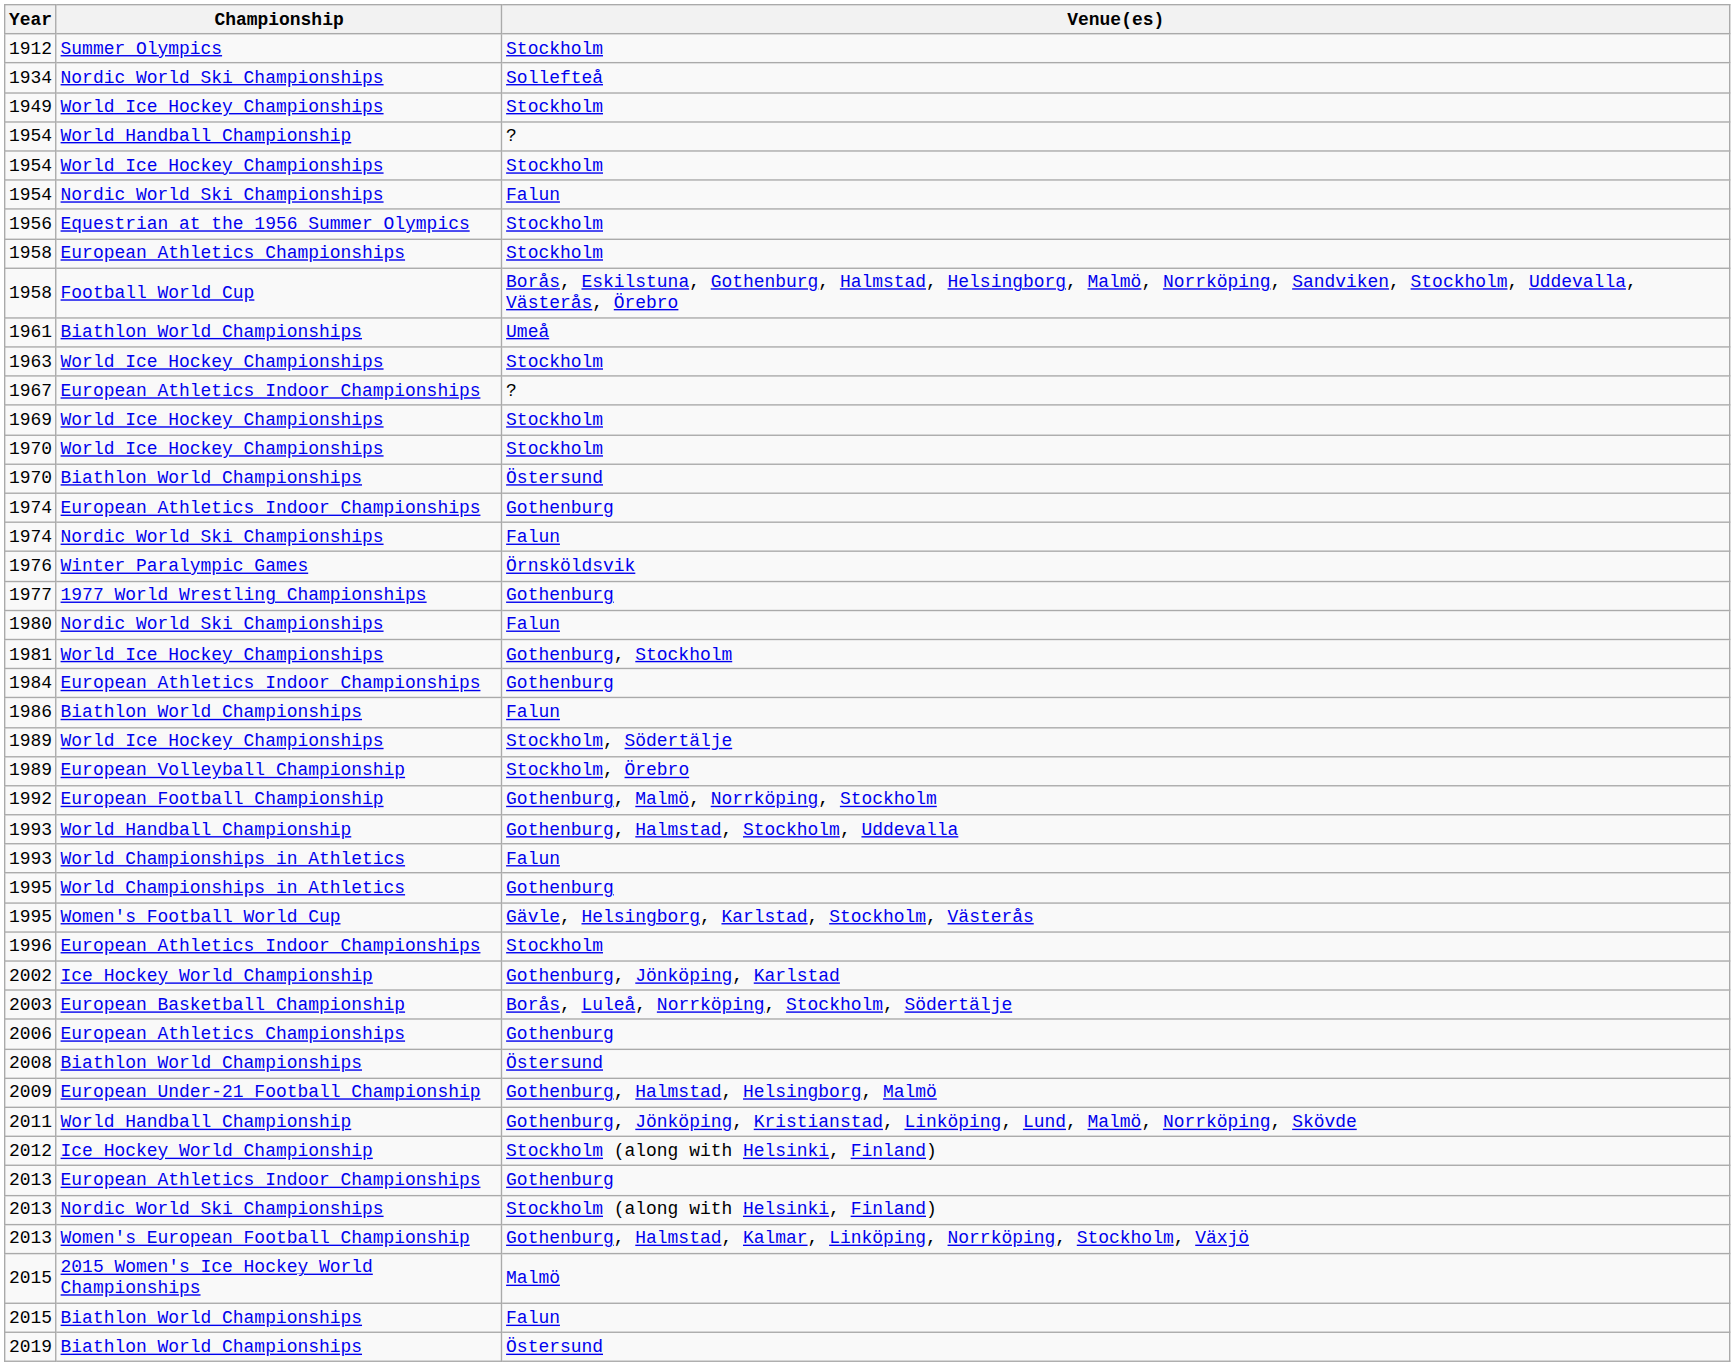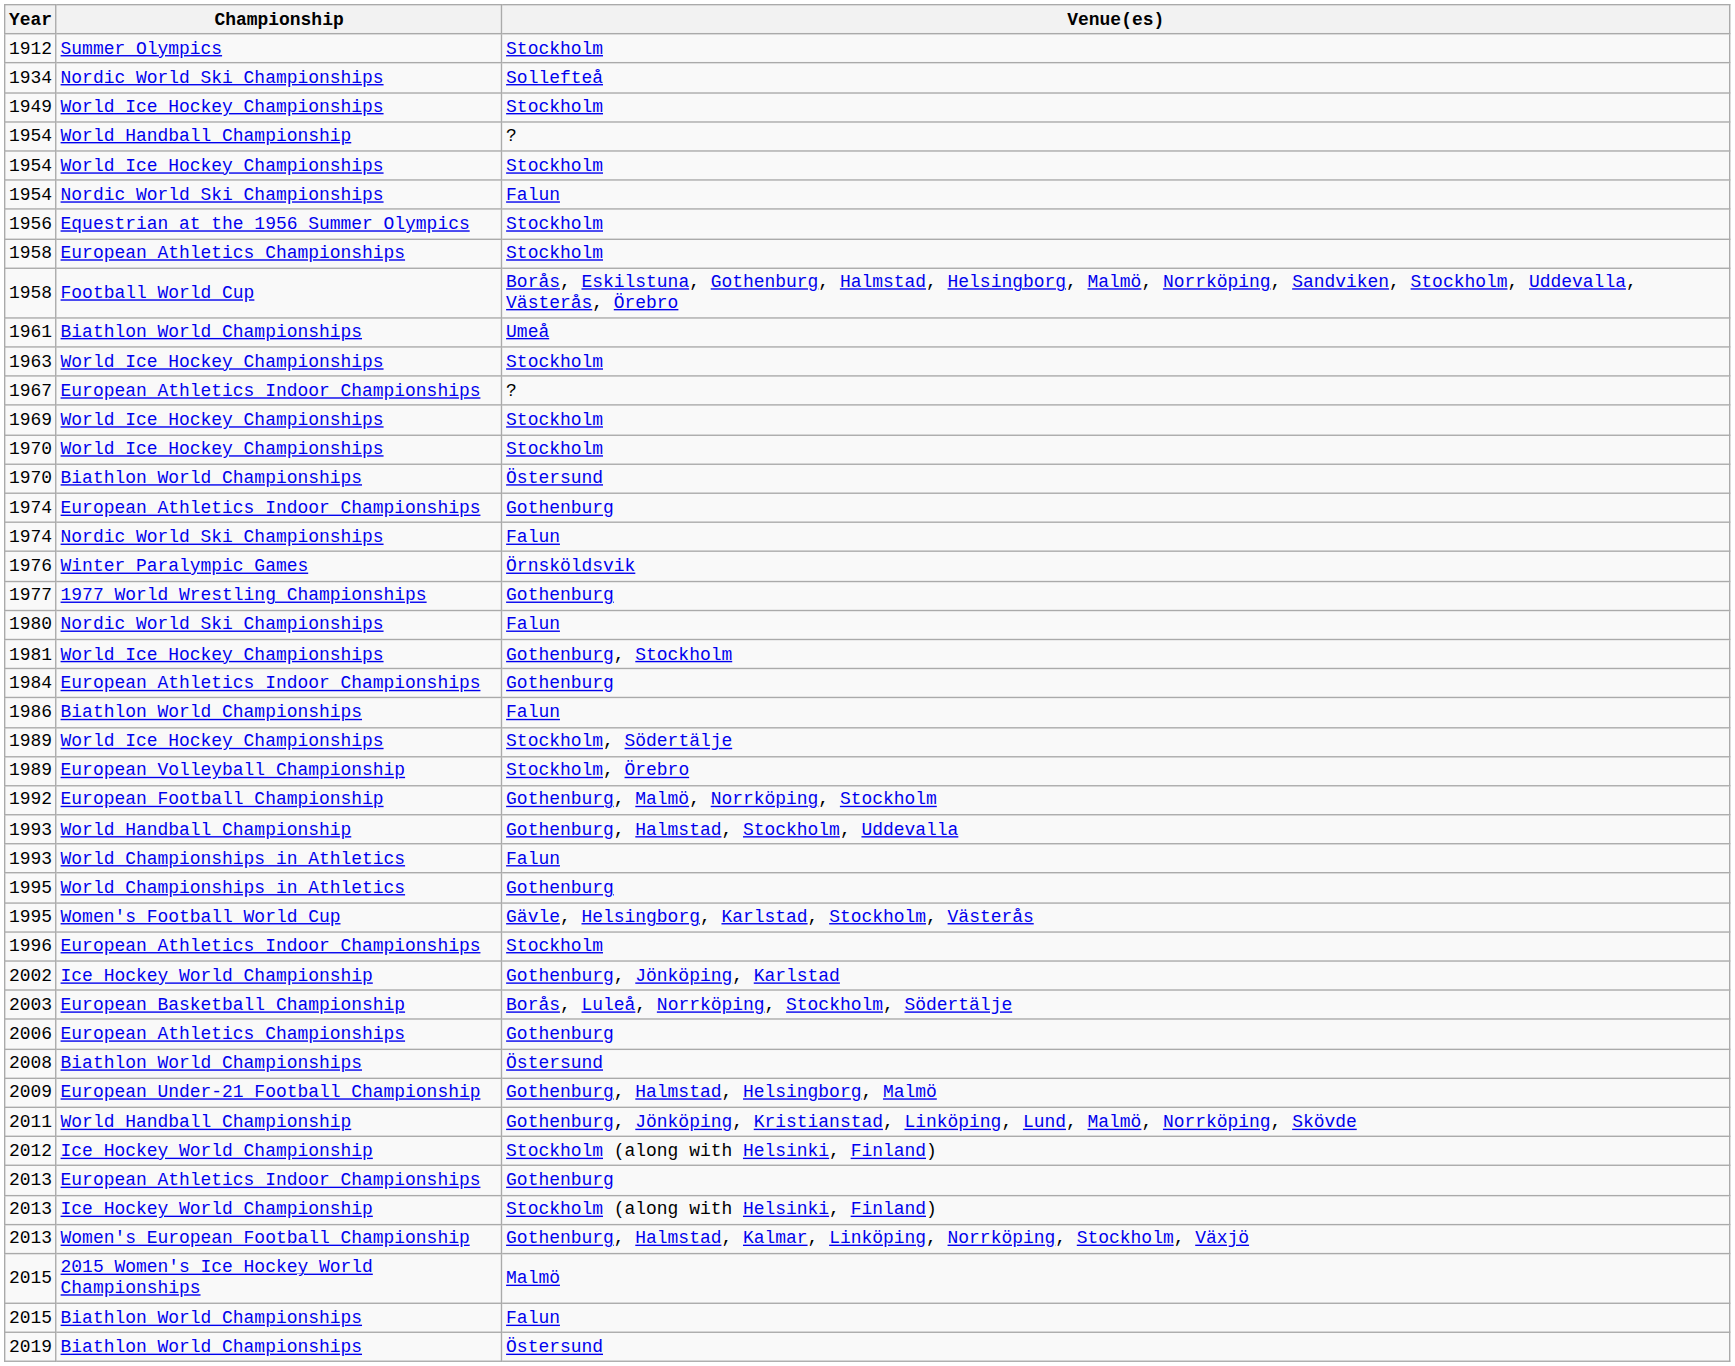(222, 1210) Nordic World Ski Championships -> (217, 1210) Ice Hockey World Championship
